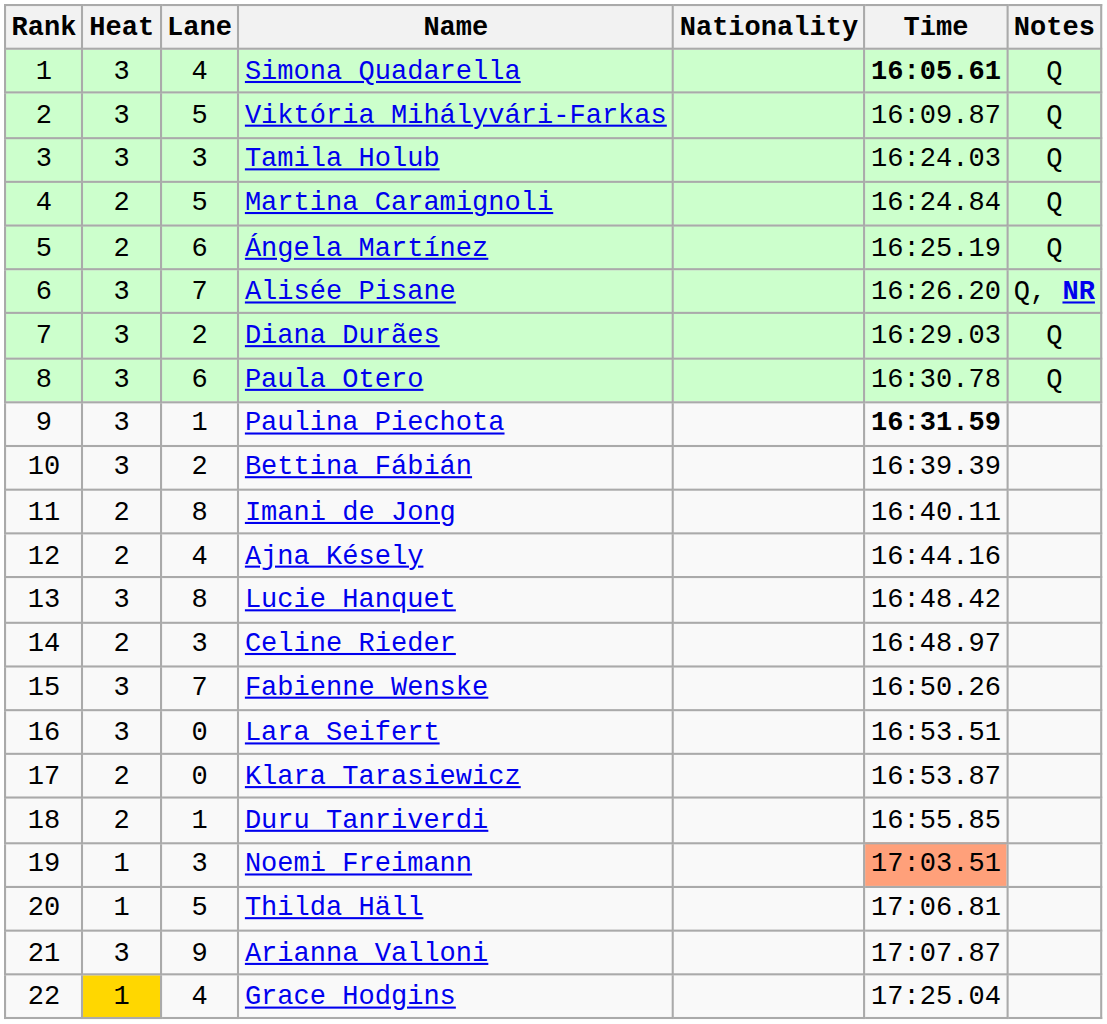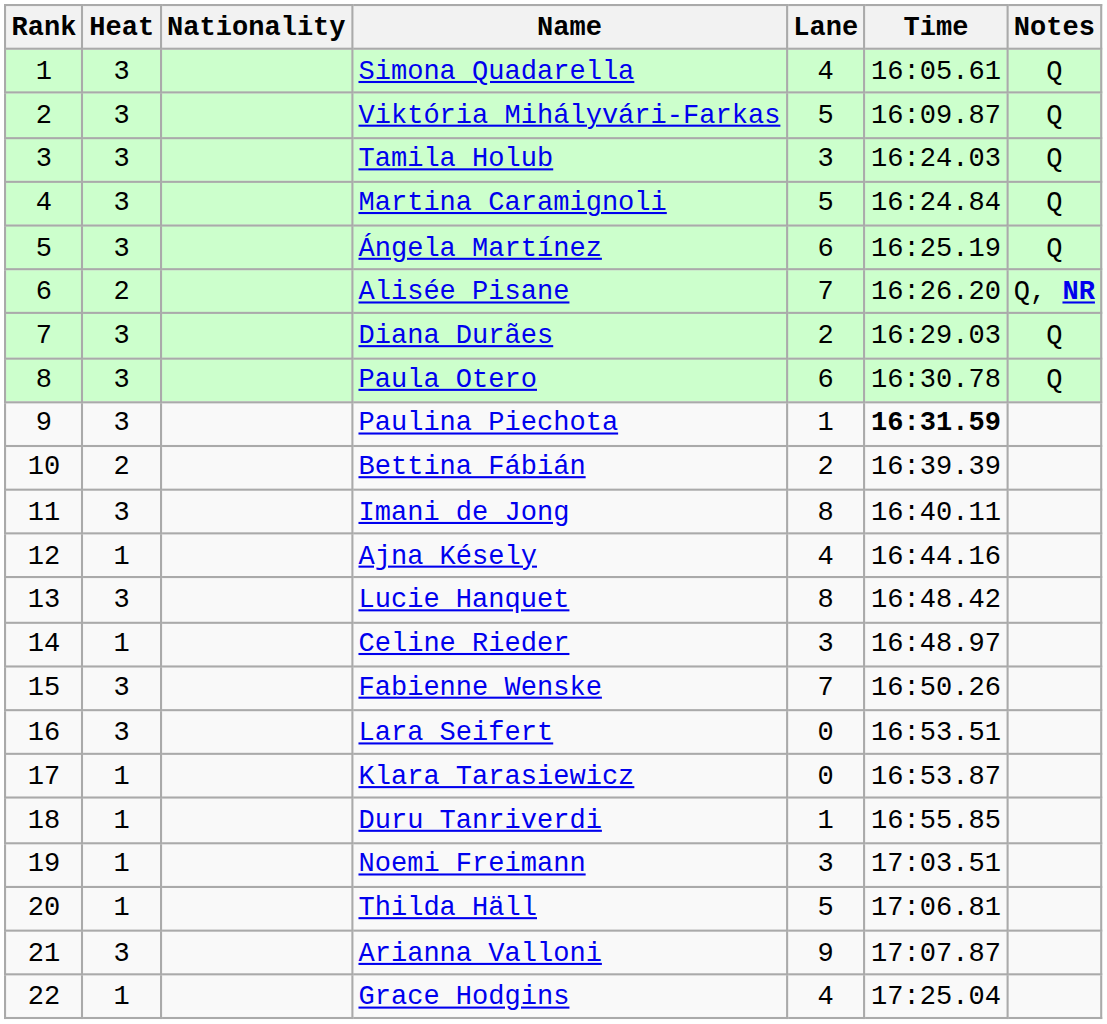columns swapped: (200, 27) <-> (769, 27)
(936, 71) bold -> (936, 71) normal
(122, 203) 2 -> (122, 203) 3
(122, 247) 2 -> (122, 247) 3
(122, 291) 3 -> (122, 291) 2
(122, 468) 3 -> (122, 468) 2
(122, 512) 2 -> (122, 512) 3
(122, 556) 2 -> (122, 556) 1
(122, 644) 2 -> (122, 644) 1
(122, 776) 2 -> (122, 776) 1
(122, 820) 2 -> (122, 820) 1
(936, 864) lightsalmon background -> (936, 864) no background
(122, 997) gold background -> (122, 997) no background
